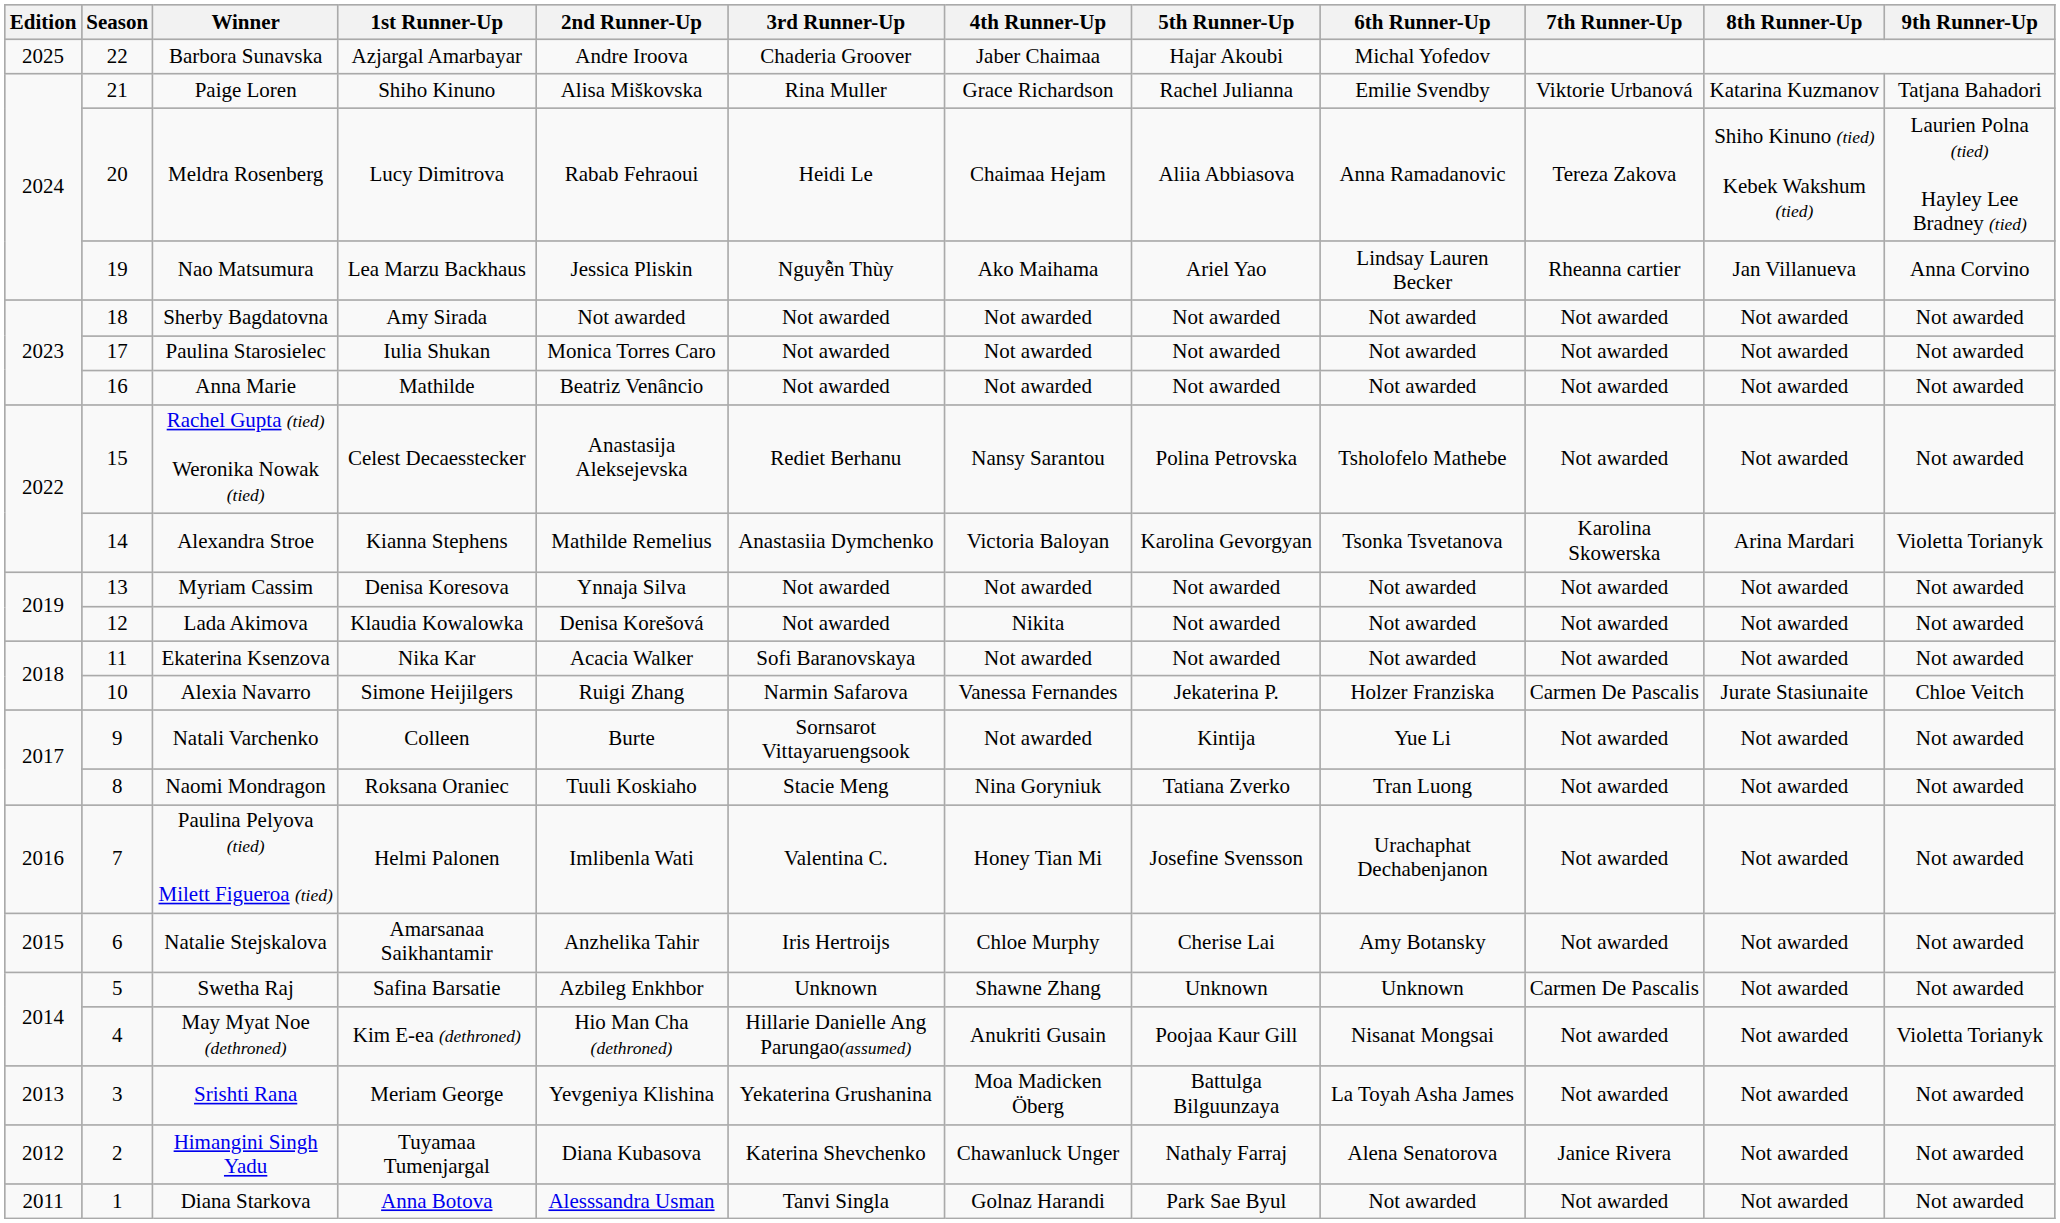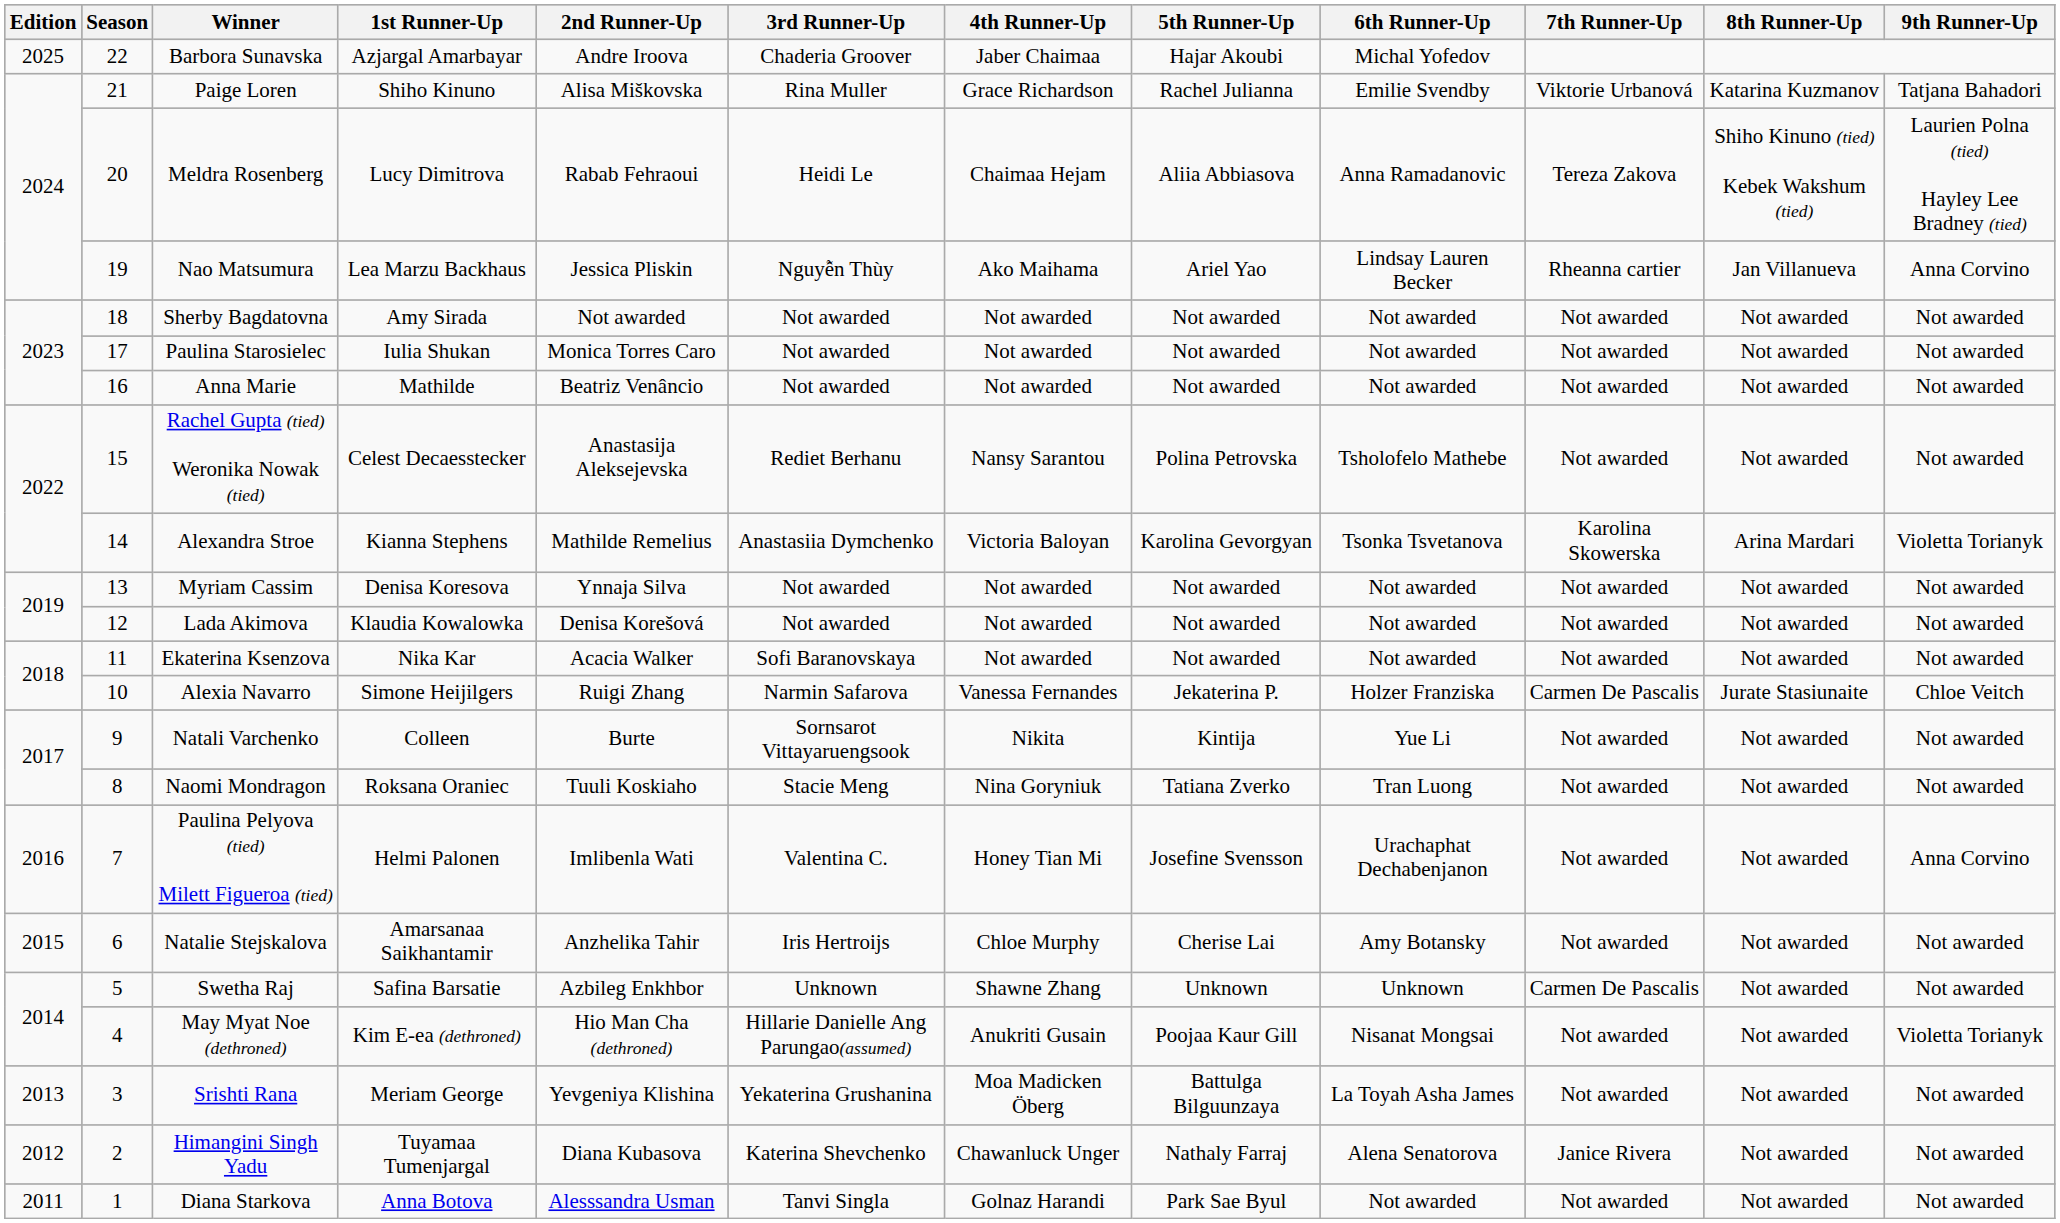(1038, 623) Nikita -> (1038, 623) Not awarded
(1038, 739) Not awarded -> (1038, 739) Nikita
(1970, 857) Not awarded -> (1970, 857) Anna Corvino
